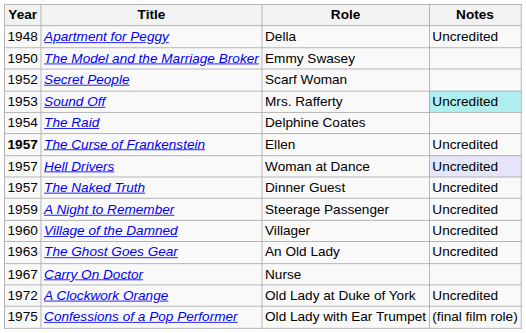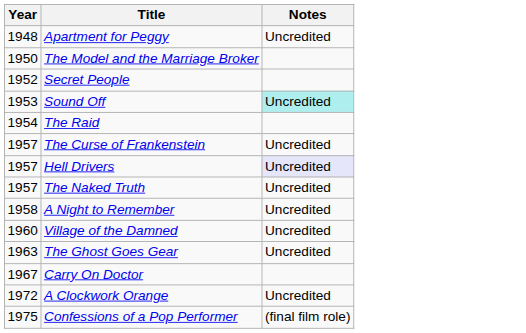- column: (346, 15)
(23, 144) bold -> (23, 144) normal
(23, 209) 1959 -> (23, 209) 1958
